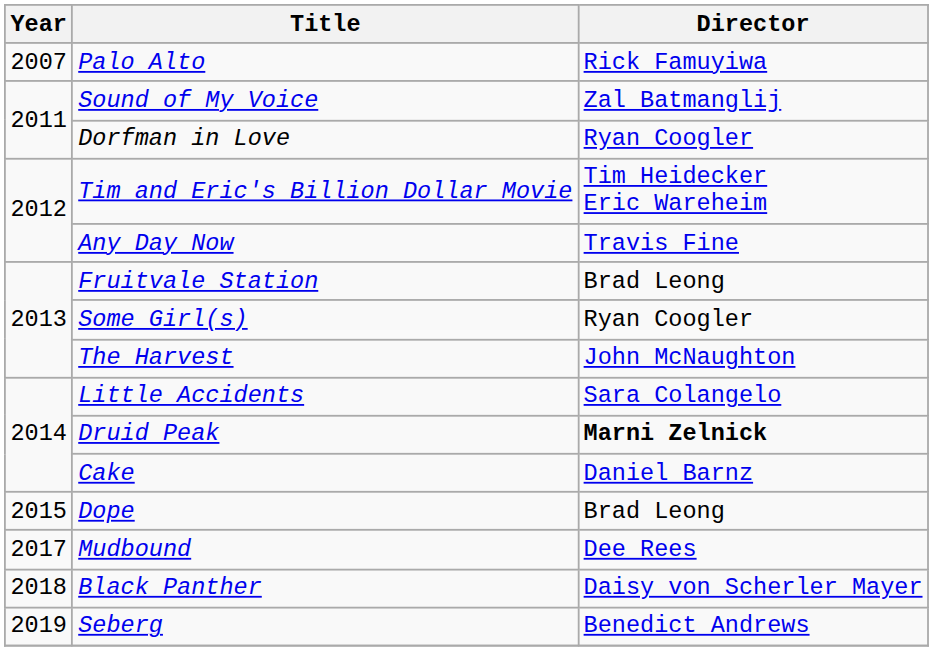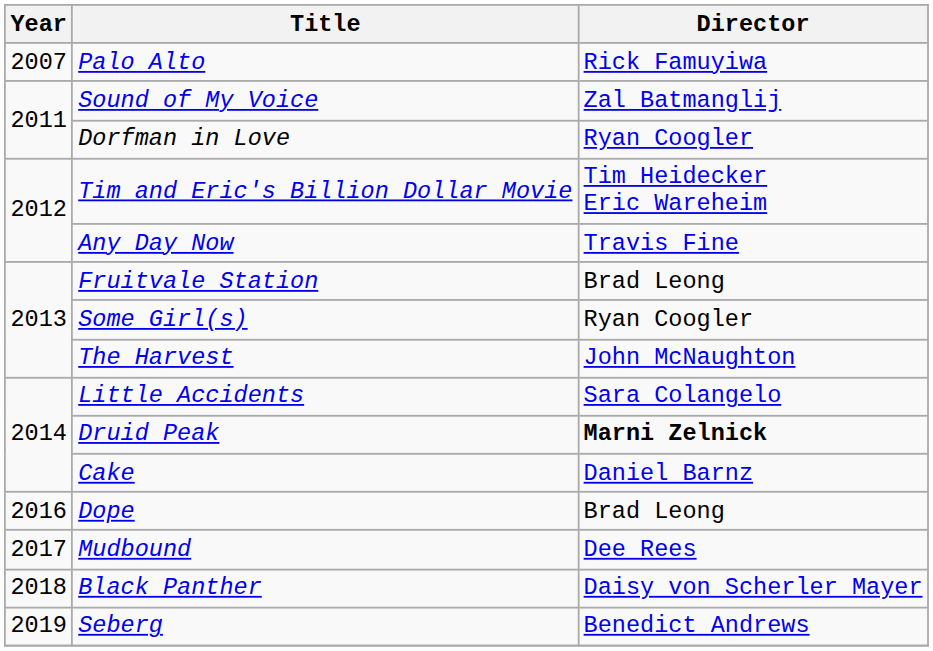(39, 511) 2015 -> (39, 511) 2016
